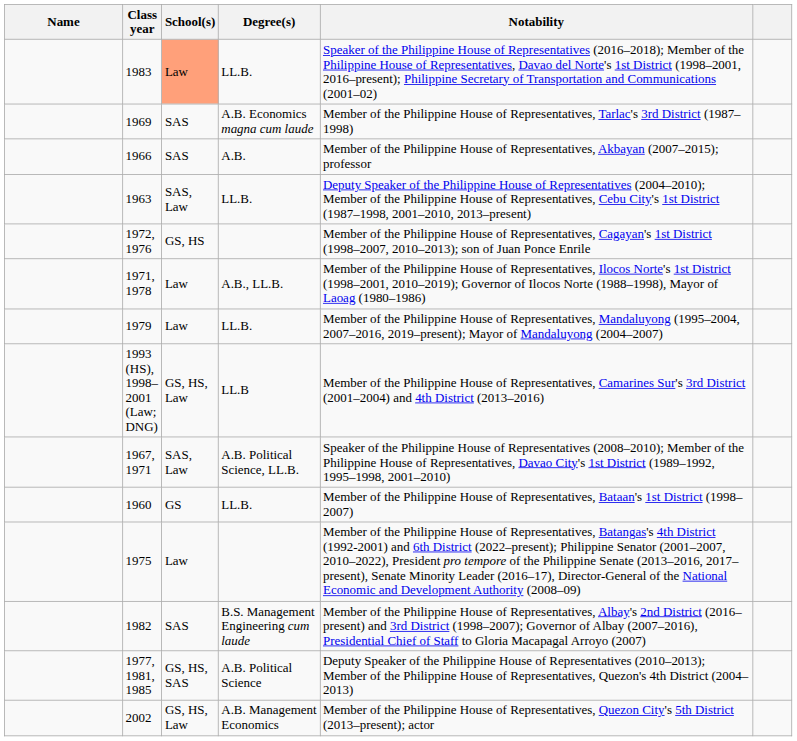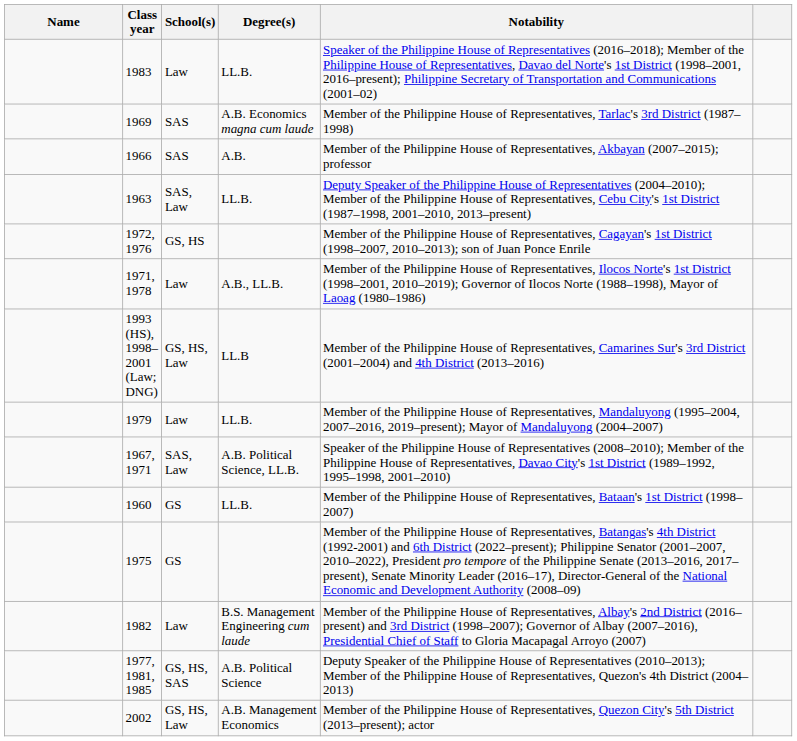(176, 71) lightsalmon background -> (176, 71) no background
rows swapped: (142, 390) <-> (138, 326)
(176, 561) Law -> (173, 561) GS
(177, 625) SAS -> (176, 625) Law
